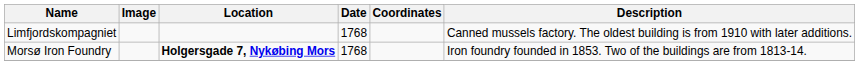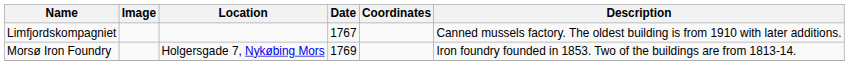(354, 32) 1768 -> (343, 32) 1767
(248, 51) bold -> (243, 51) normal
(354, 51) 1768 -> (343, 51) 1769
